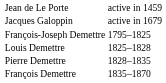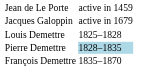- row: (55, 34)
(129, 61) no background -> (100, 48) lightblue background
